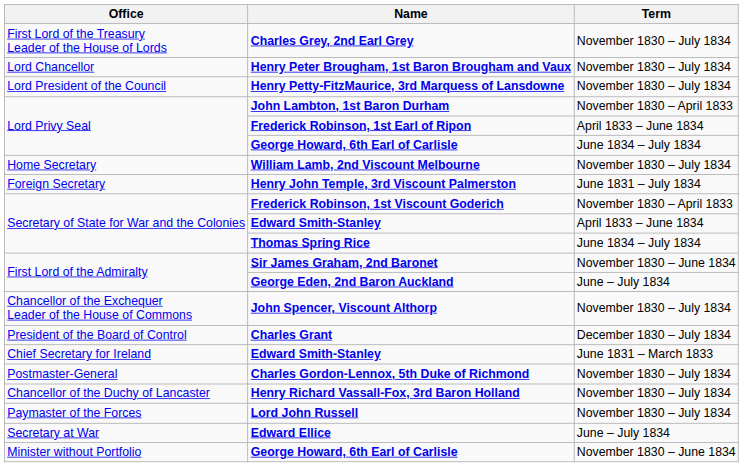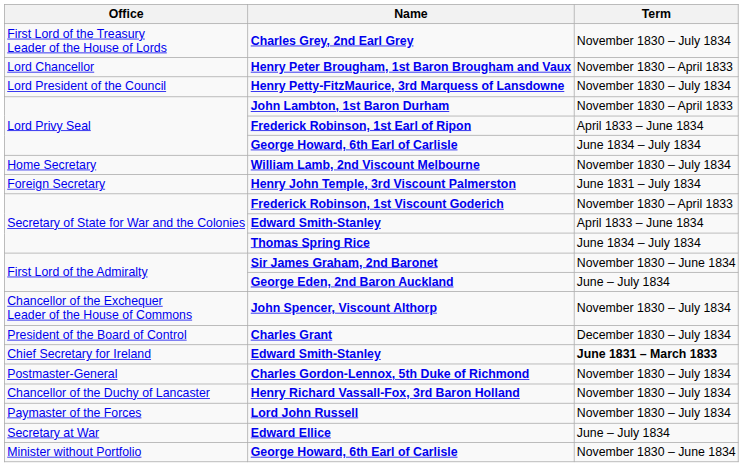(654, 67) November 1830 – July 1834 -> (655, 67) November 1830 – April 1833
(645, 354) normal -> (647, 354) bold
